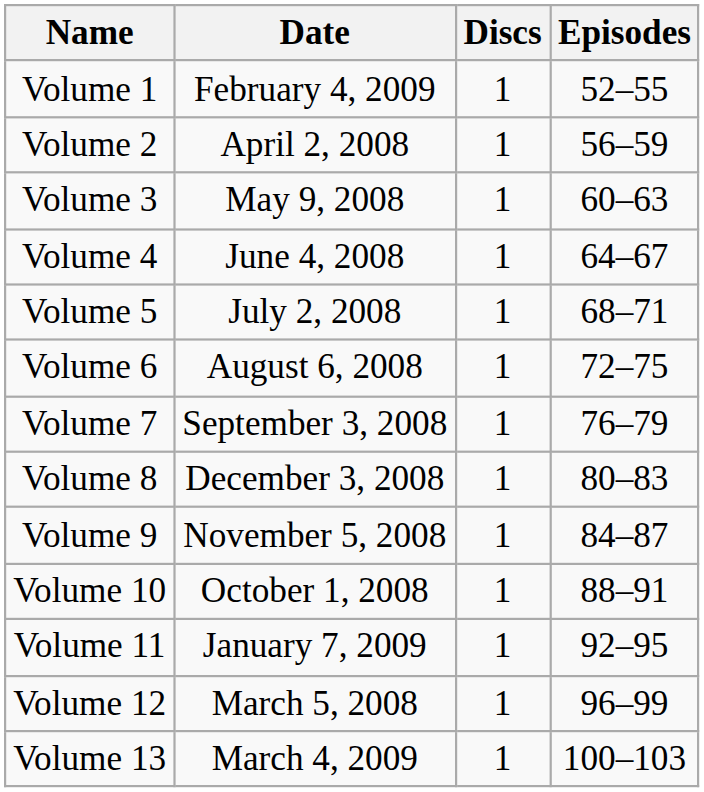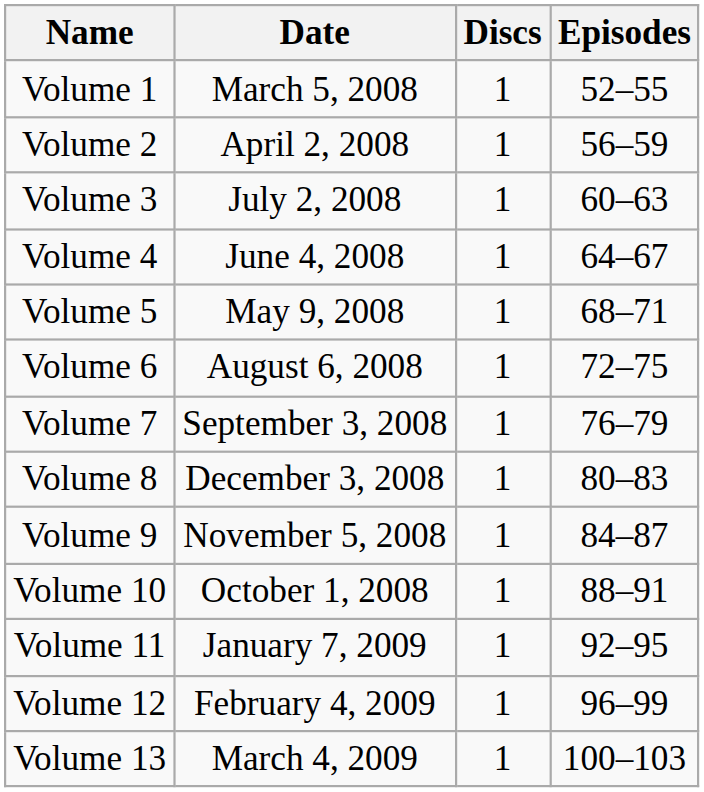(315, 88) February 4, 2009 -> (315, 88) March 5, 2008
(315, 199) May 9, 2008 -> (315, 199) July 2, 2008
(315, 311) July 2, 2008 -> (315, 311) May 9, 2008
(315, 702) March 5, 2008 -> (315, 702) February 4, 2009
